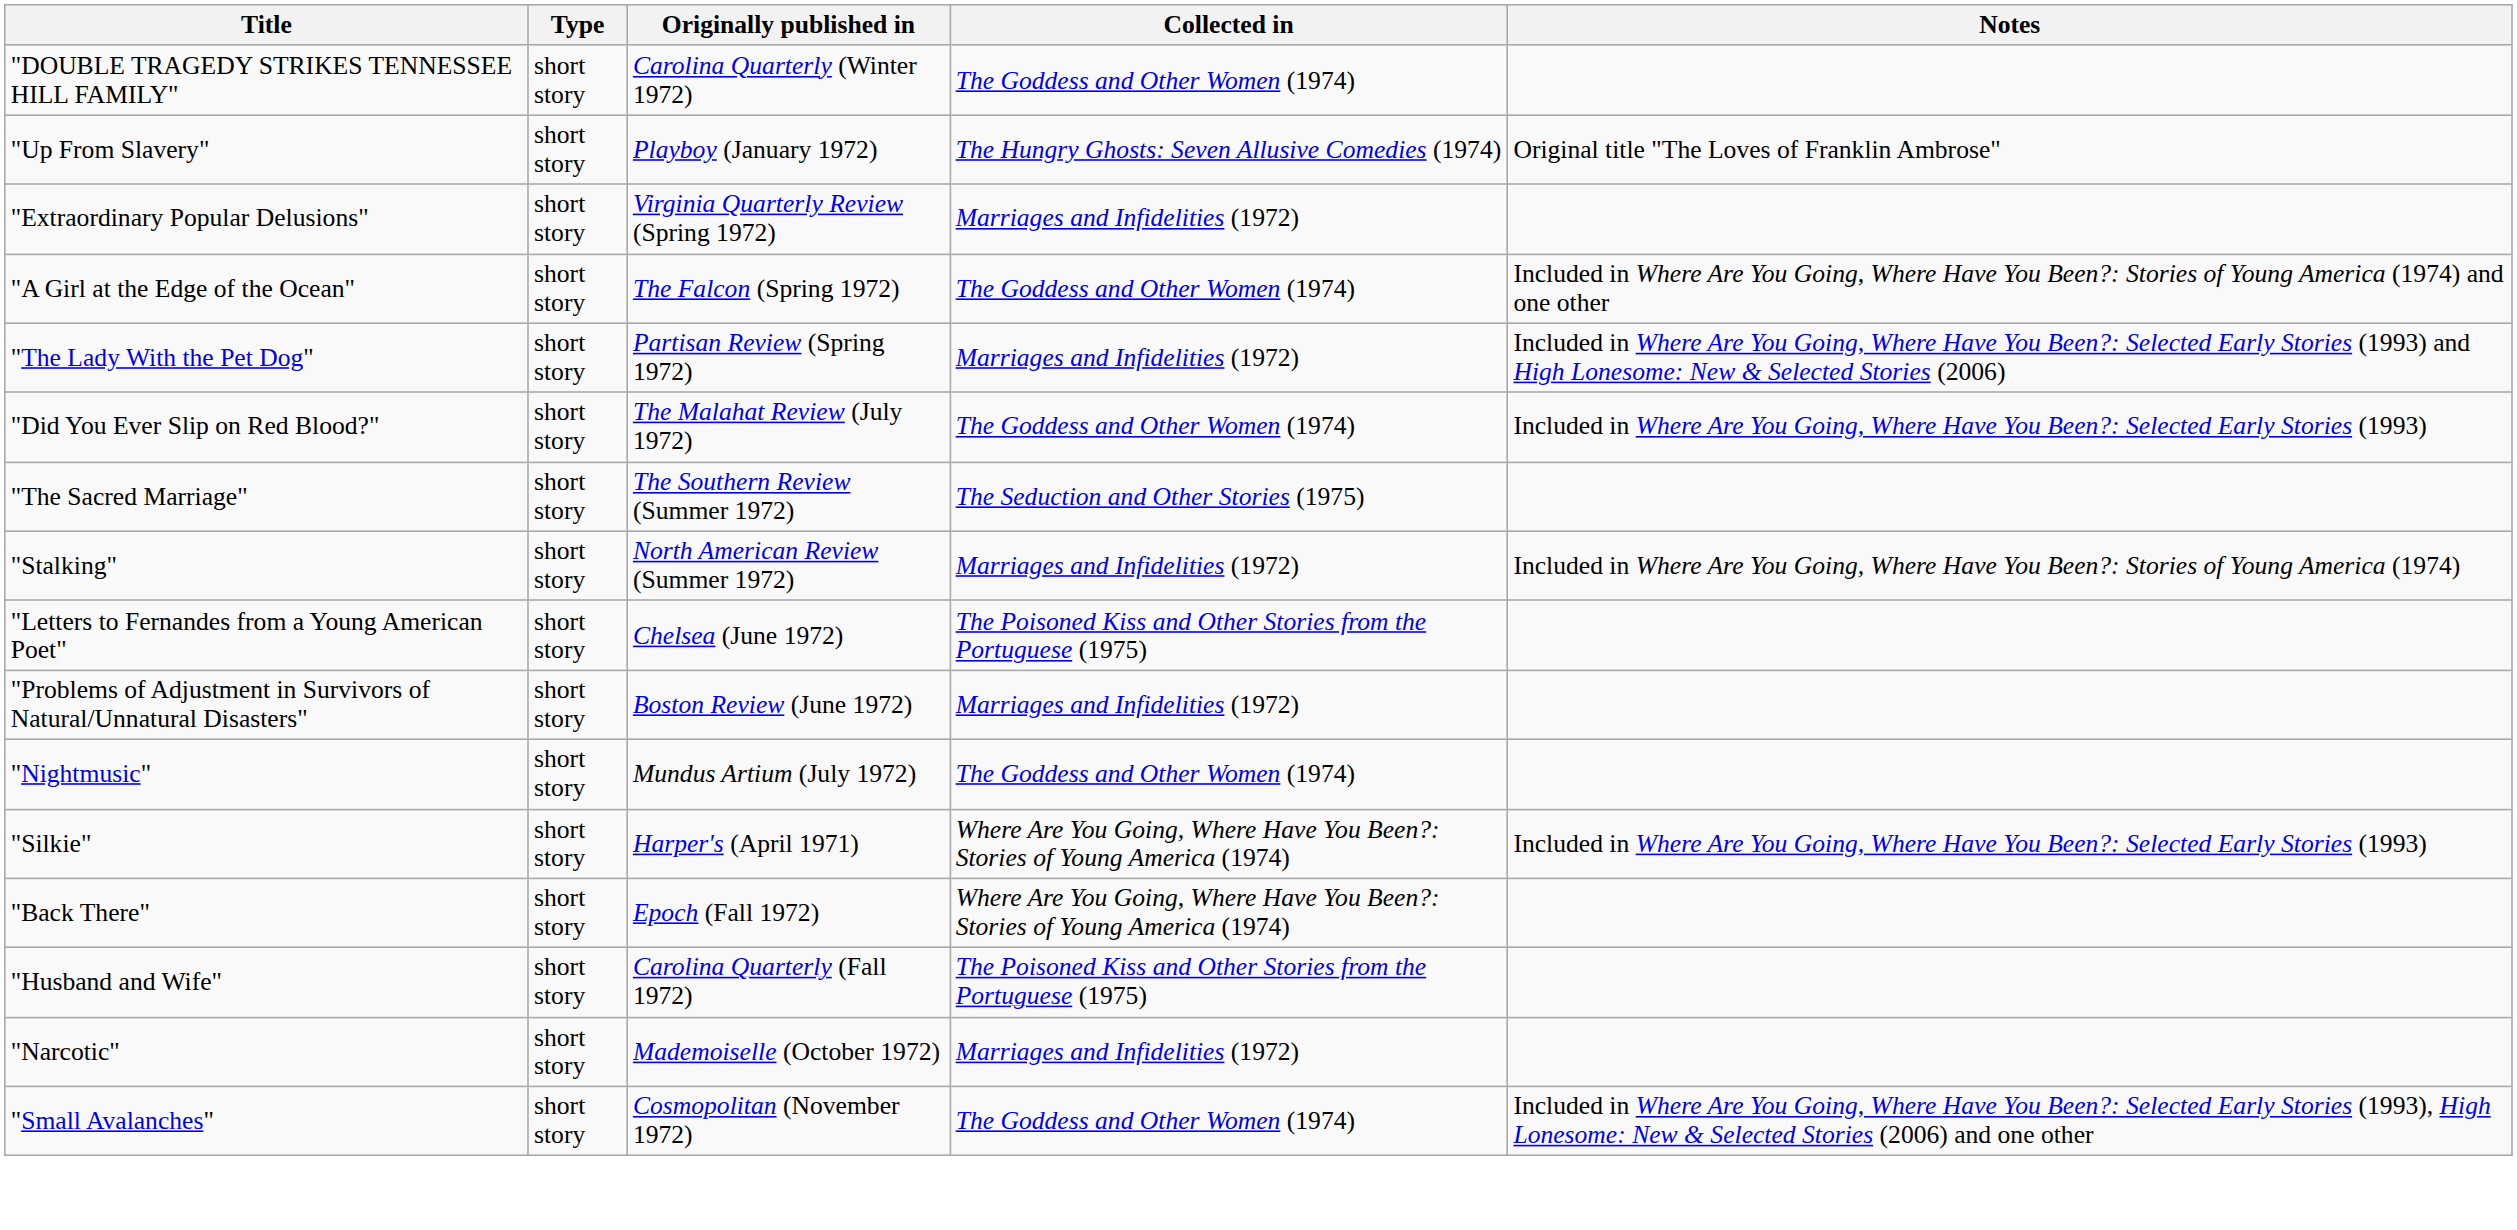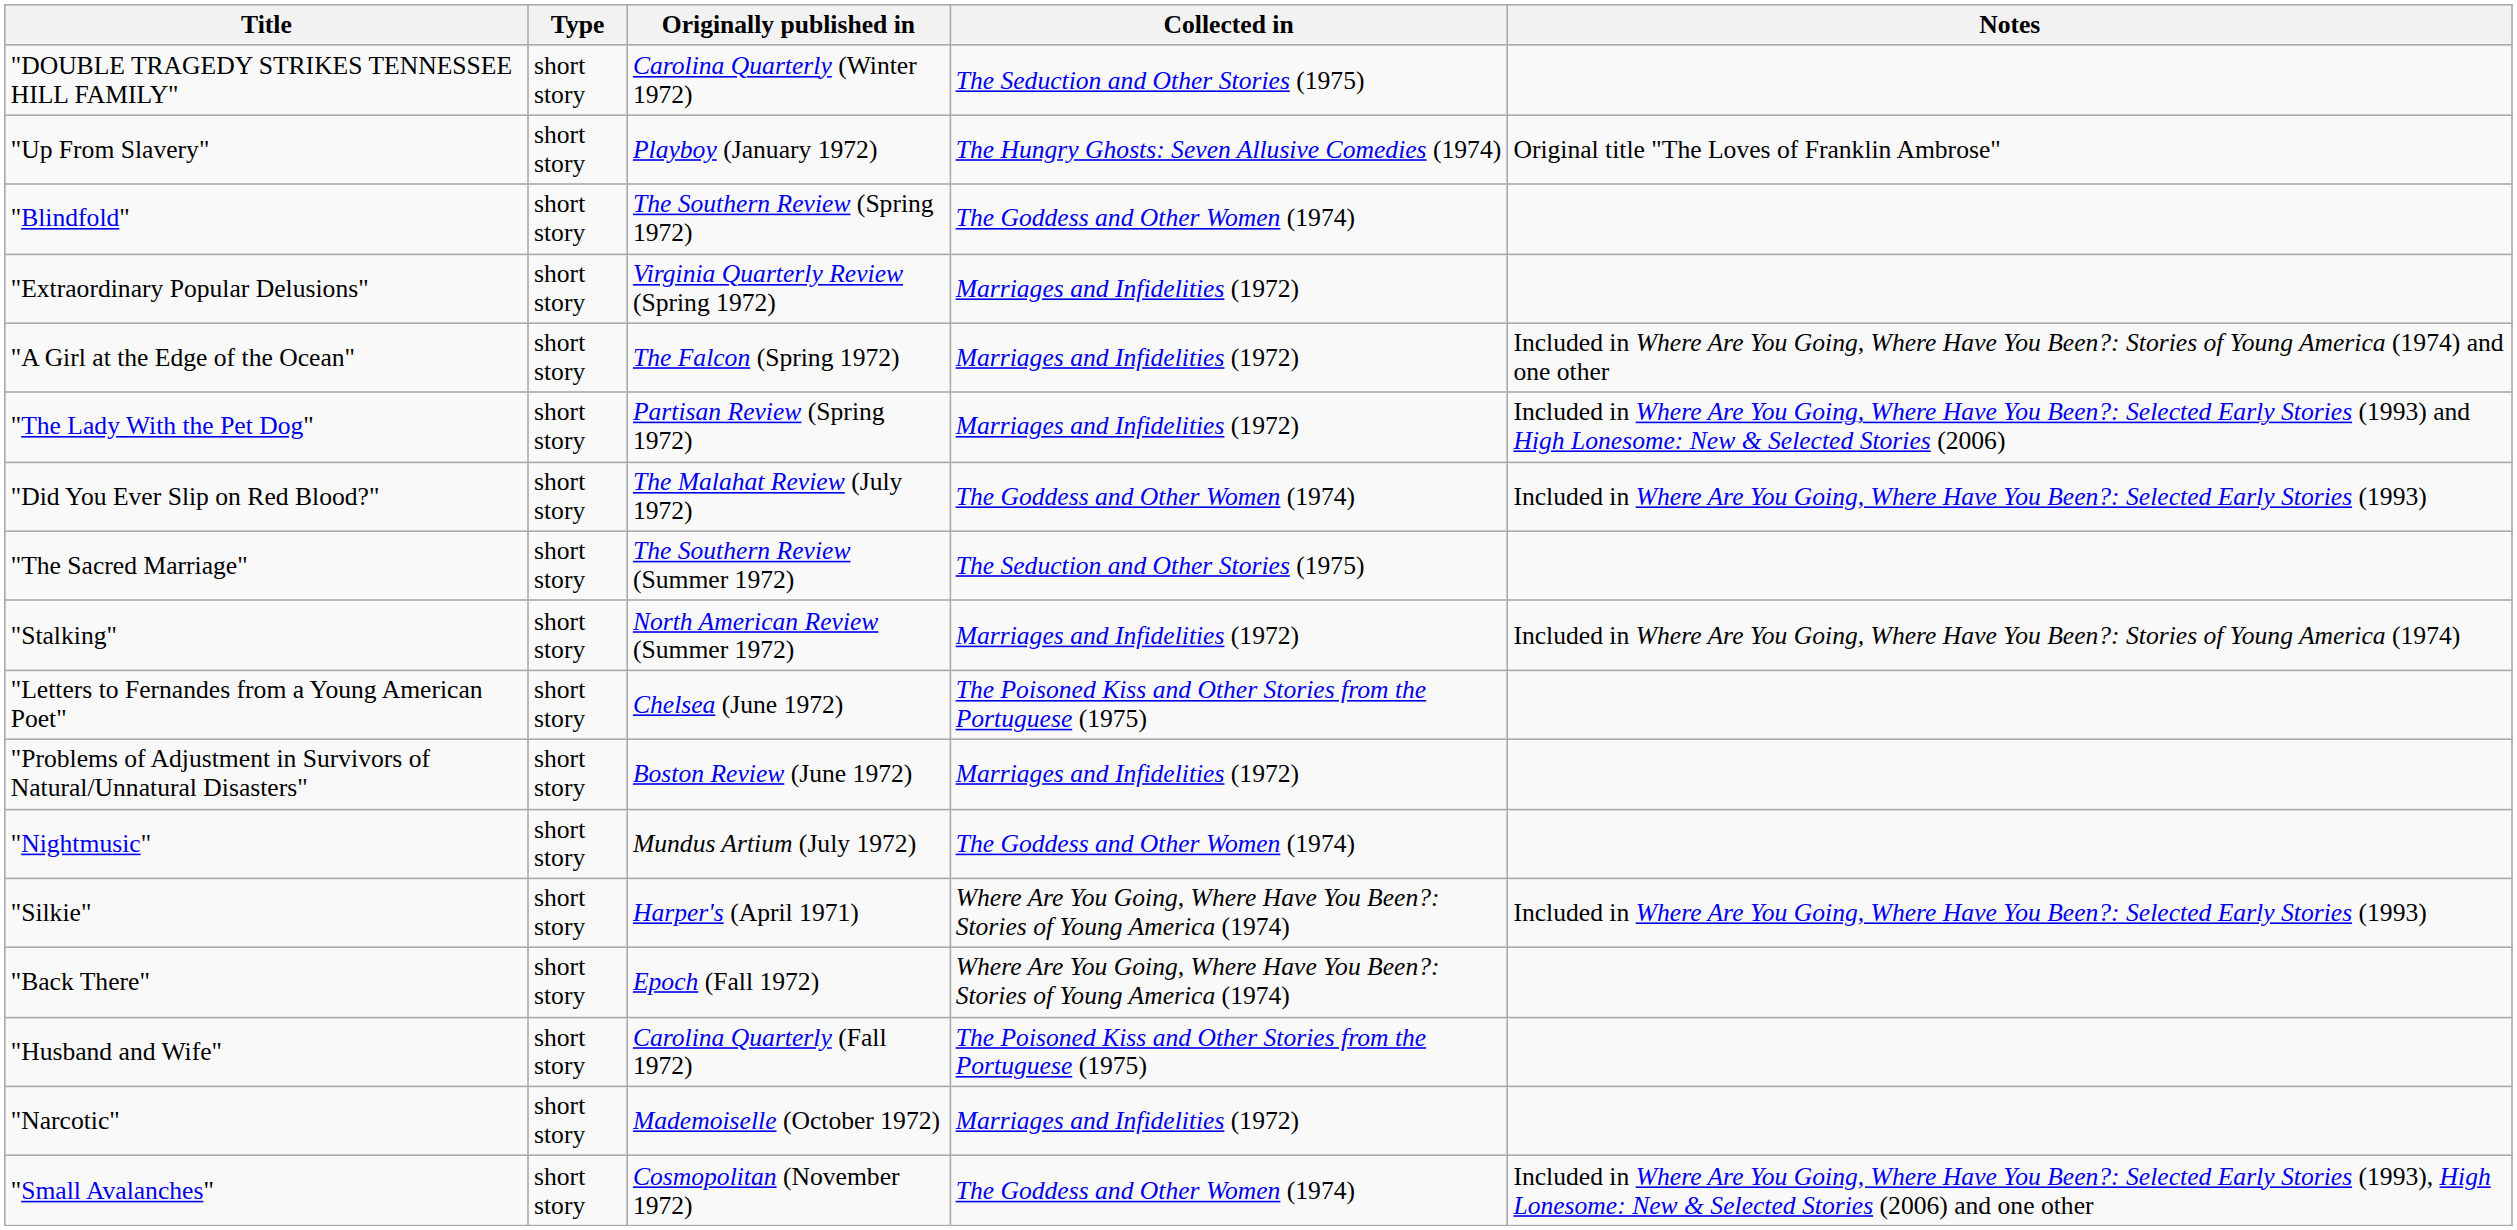(1155, 79) The Goddess and Other Women (1974) -> (1160, 79) The Seduction and Other Stories (1975)
+ row: (70, 218)
(1155, 288) The Goddess and Other Women (1974) -> (1127, 357) Marriages and Infidelities (1972)
